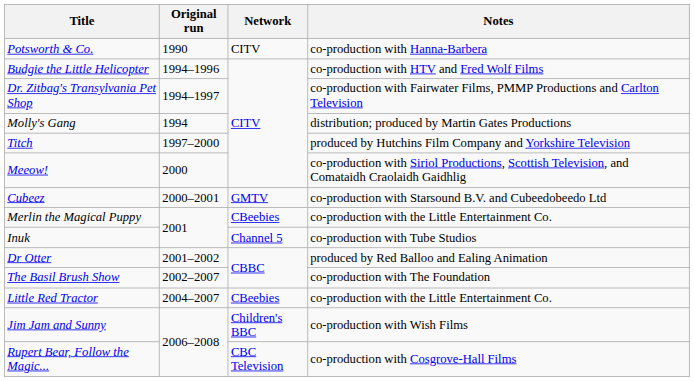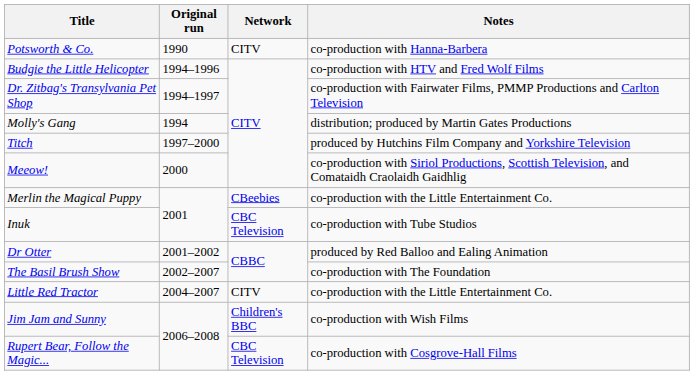- row: (26, 197)
(257, 237) Channel 5 -> (257, 224) CBC Television
(255, 297) CBeebies -> (246, 291) CITV
